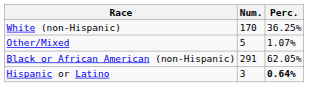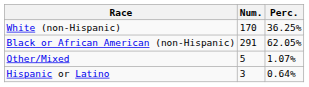rows swapped: (121, 58) <-> (38, 43)
(281, 74) bold -> (281, 74) normal
